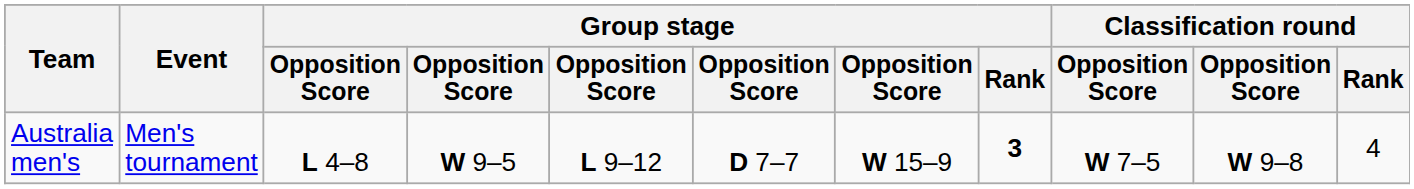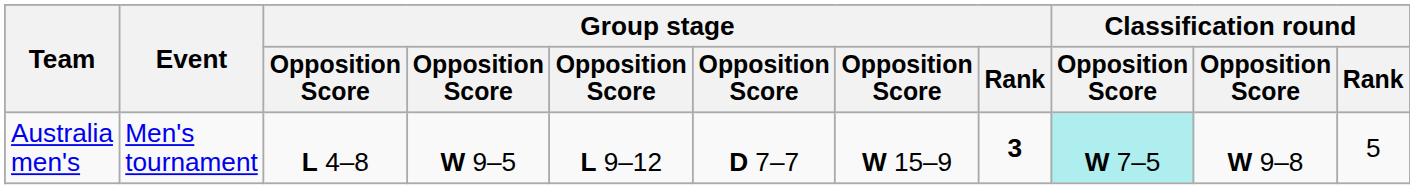(1123, 163) no background -> (1123, 163) paleturquoise background
(1373, 148) 4 -> (1373, 148) 5
